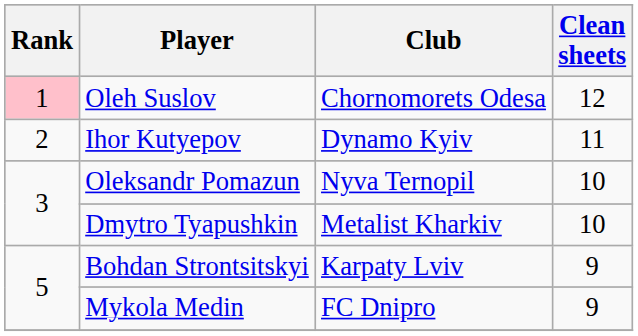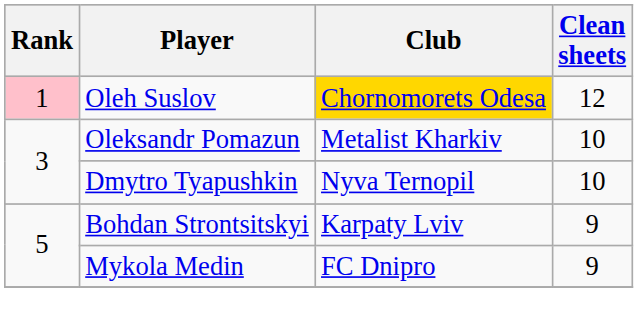(434, 97) no background -> (434, 97) gold background
- row: (163, 139)
(398, 181) Nyva Ternopil -> (411, 139) Metalist Kharkiv
(411, 223) Metalist Kharkiv -> (398, 181) Nyva Ternopil
